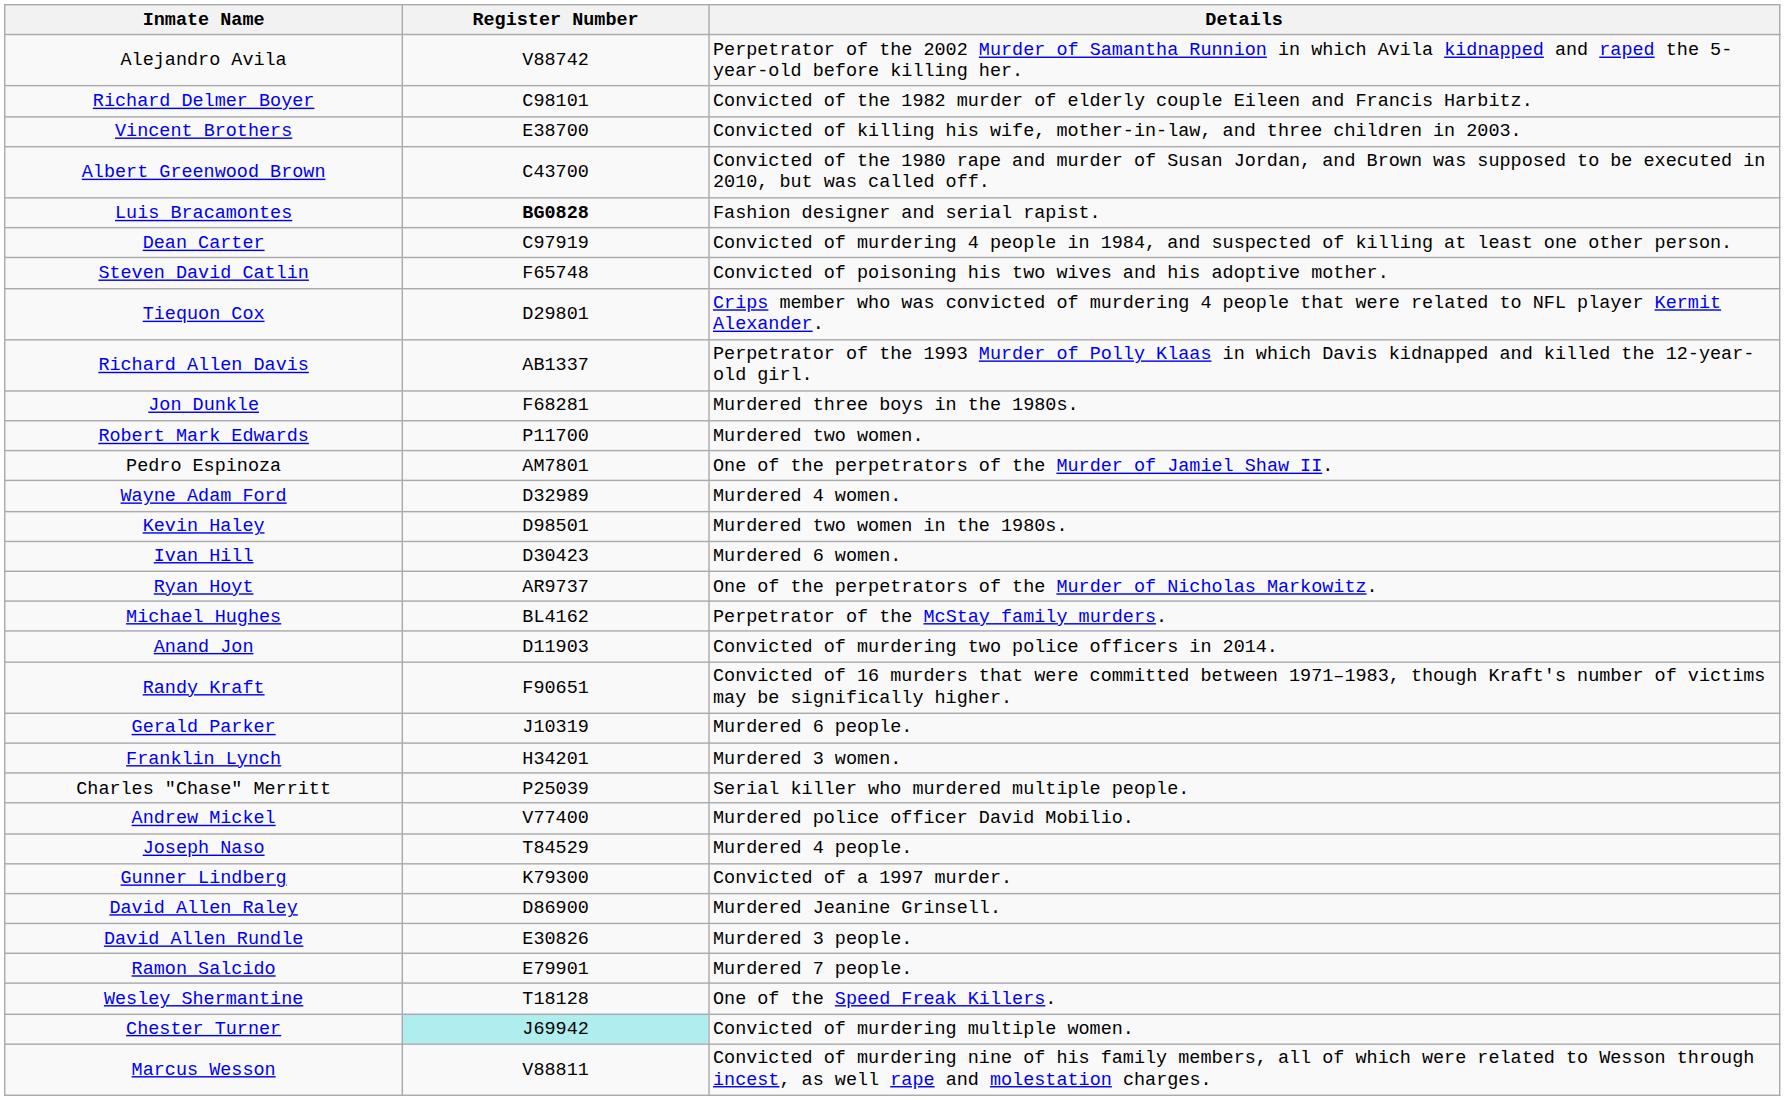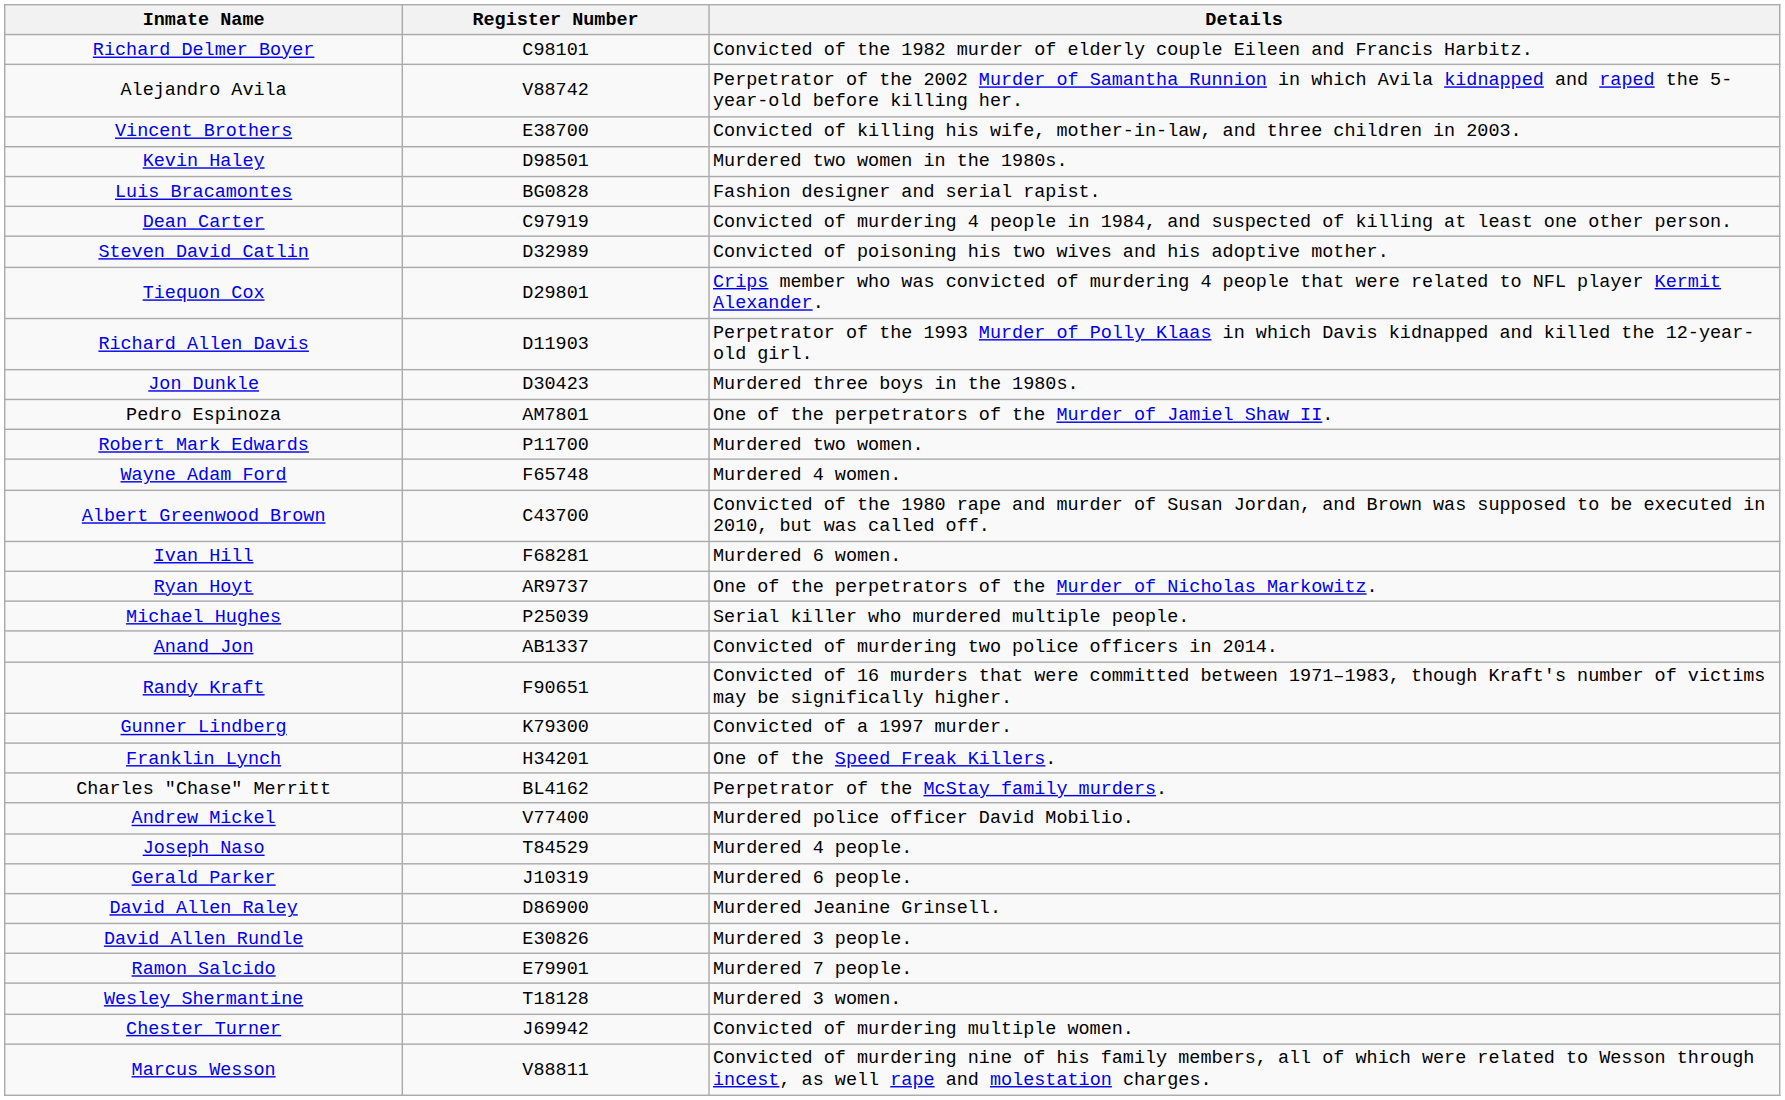rows swapped: (204, 60) <-> (204, 101)
rows swapped: (204, 172) <-> (204, 526)
(556, 213) bold -> (556, 191) normal
(556, 273) F65748 -> (556, 252) D32989
(556, 365) AB1337 -> (556, 344) D11903
(556, 406) F68281 -> (556, 385) D30423
rows swapped: (204, 436) <-> (204, 466)
(556, 496) D32989 -> (556, 475) F65748
(556, 556) D30423 -> (556, 556) F68281
(556, 616) BL4162 -> (556, 616) P25039
(940, 616) Perpetrator of the McStay family murders. -> (951, 616) Serial killer who murdered multiple people.
(556, 647) D11903 -> (556, 647) AB1337
rows swapped: (204, 878) <-> (204, 728)
(807, 758) Murdered 3 women. -> (885, 758) One of the Speed Freak Killers.
(556, 788) P25039 -> (556, 788) BL4162
(951, 788) Serial killer who murdered multiple people. -> (940, 788) Perpetrator of the McStay family murders.
(885, 999) One of the Speed Freak Killers. -> (807, 999) Murdered 3 women.
(556, 1029) paleturquoise background -> (556, 1029) no background
